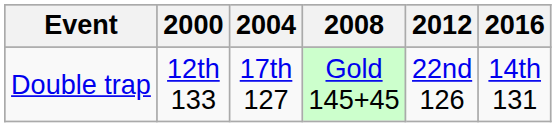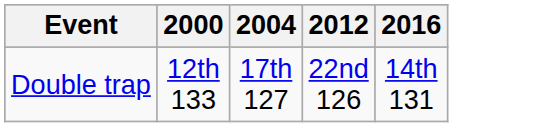- column: (354, 25)
